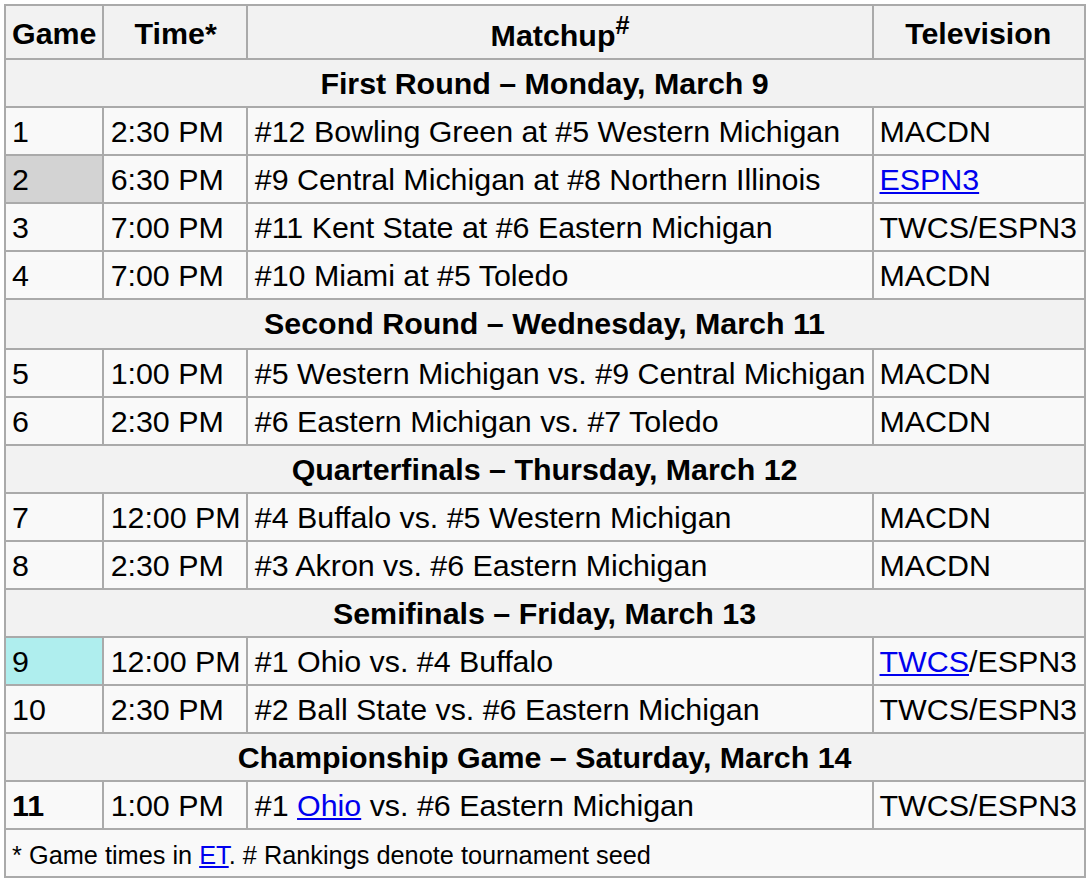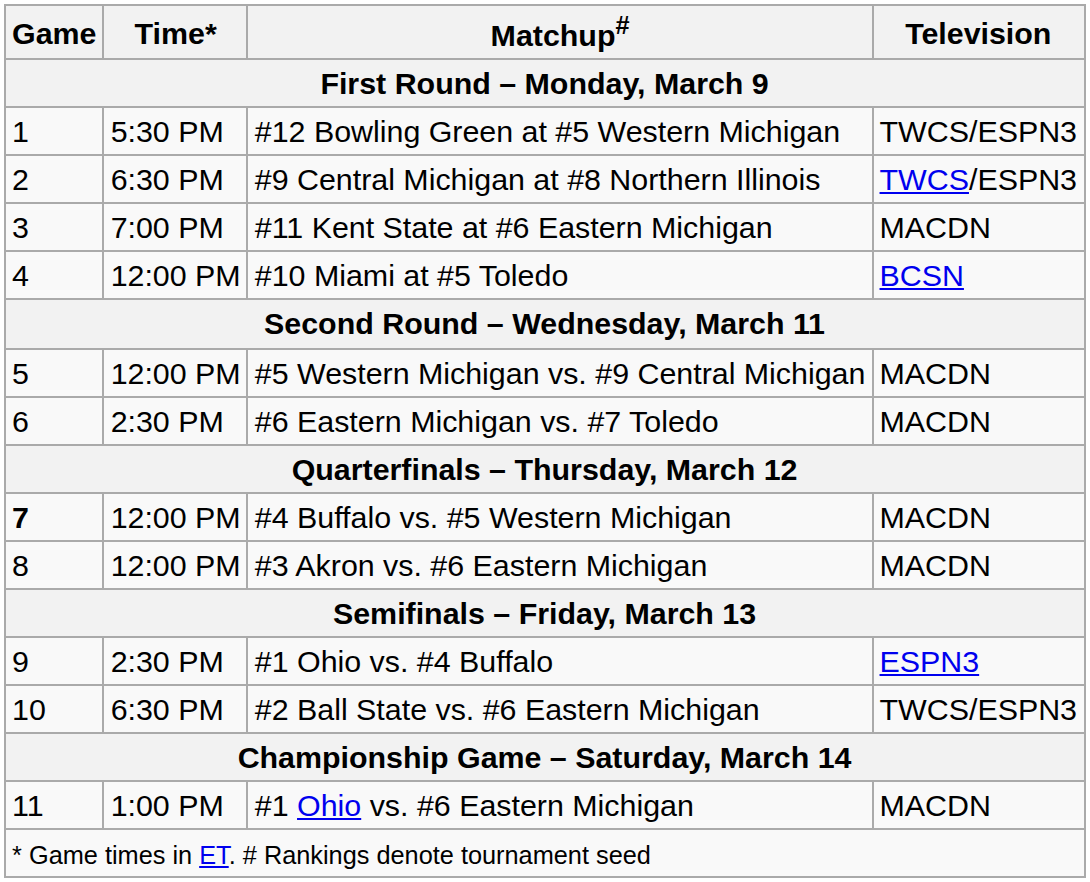(167, 132) 2:30 PM -> (167, 132) 5:30 PM
(935, 132) MACDN -> (978, 132) TWCS/ESPN3
(21, 180) lightgrey background -> (21, 180) no background
(929, 180) ESPN3 -> (978, 180) TWCS/ESPN3
(978, 228) TWCS/ESPN3 -> (935, 228) MACDN
(167, 276) 7:00 PM -> (176, 276) 12:00 PM
(935, 276) MACDN -> (922, 276) BCSN
(167, 372) 1:00 PM -> (176, 372) 12:00 PM
(21, 517) normal -> (21, 517) bold
(167, 565) 2:30 PM -> (176, 565) 12:00 PM
(21, 661) paleturquoise background -> (21, 661) no background
(176, 661) 12:00 PM -> (167, 661) 2:30 PM
(978, 661) TWCS/ESPN3 -> (929, 661) ESPN3
(167, 709) 2:30 PM -> (167, 709) 6:30 PM
(28, 805) bold -> (28, 805) normal
(978, 805) TWCS/ESPN3 -> (935, 805) MACDN
